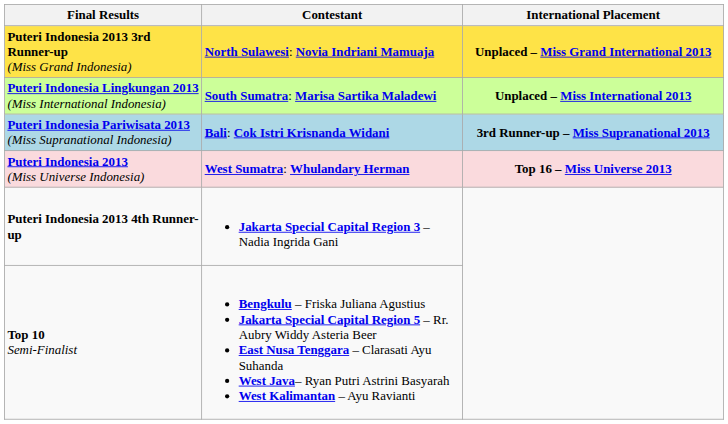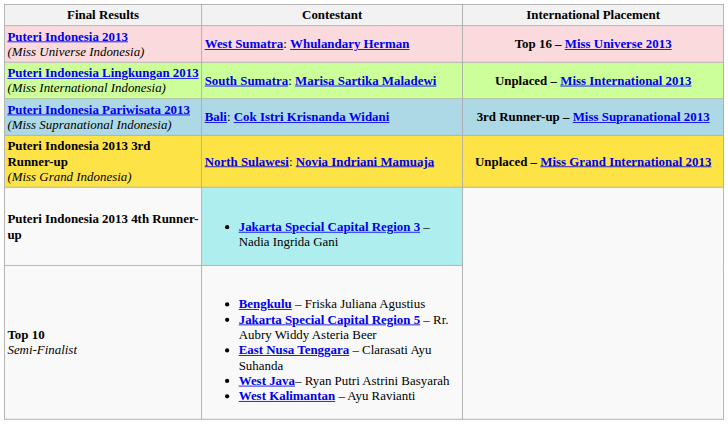rows swapped: (76, 169) <-> (79, 51)
(332, 234) no background -> (332, 234) paleturquoise background
